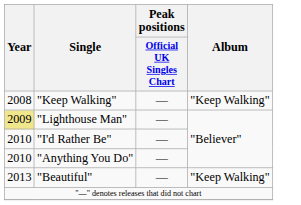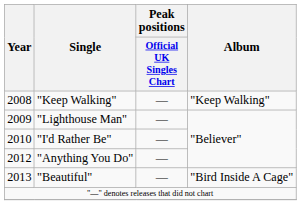(19, 119) khaki background -> (19, 119) no background
(19, 158) 2010 -> (19, 158) 2012
(230, 177) "Keep Walking" -> (242, 177) "Bird Inside A Cage"
